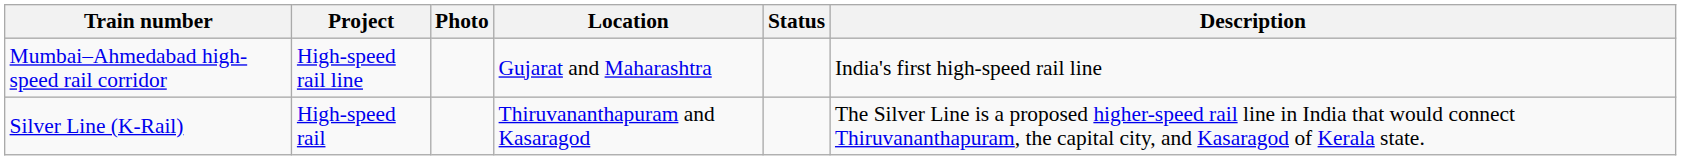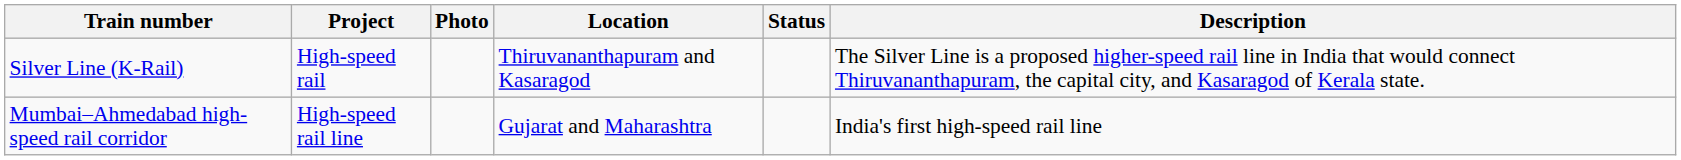rows swapped: (128, 67) <-> (97, 125)
